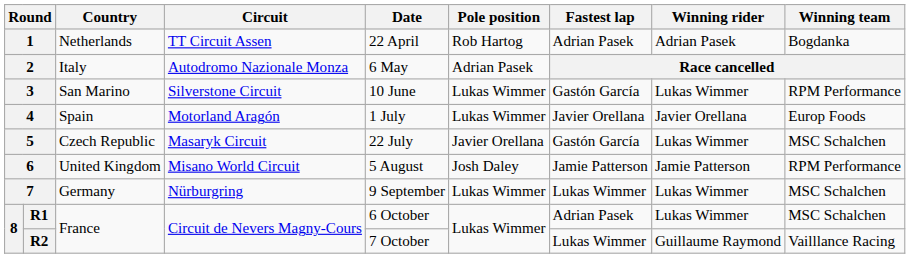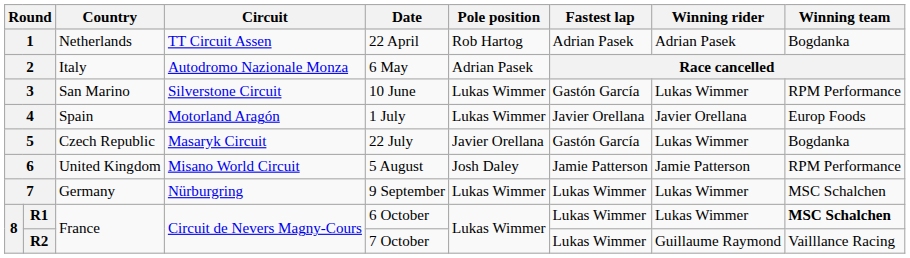(837, 141) MSC Schalchen -> (819, 141) Bogdanka
(593, 215) Adrian Pasek -> (599, 215) Lukas Wimmer
(837, 215) normal -> (840, 215) bold
